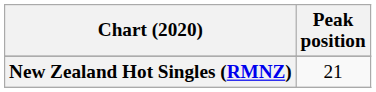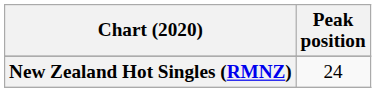(333, 71) 21 -> (333, 71) 24
